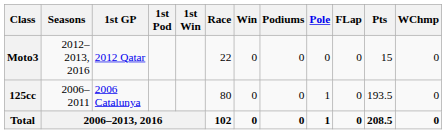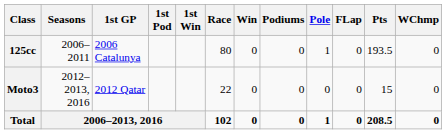rows swapped: (23, 94) <-> (23, 57)
